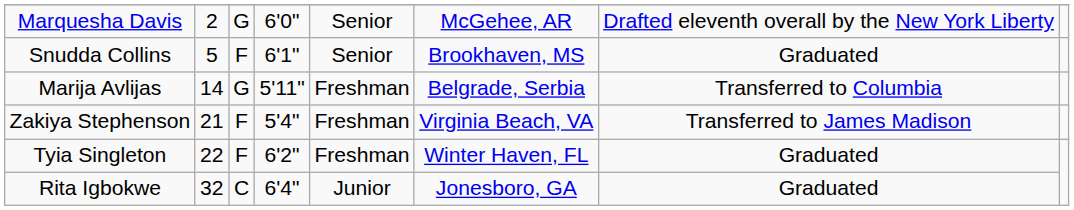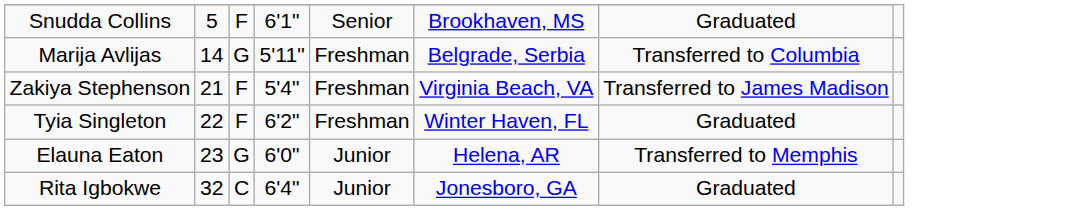- row: (100, 21)
+ row: (100, 155)
